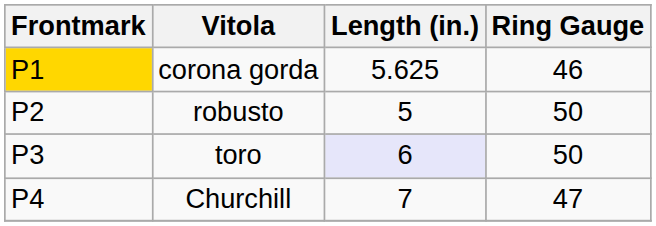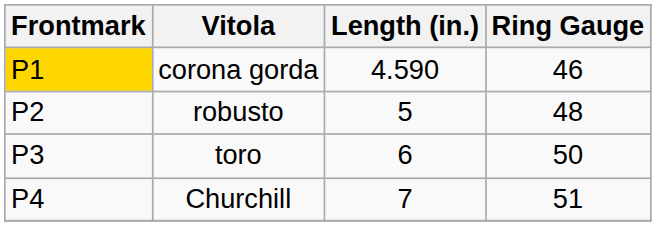(405, 69) 5.625 -> (405, 69) 4.590
(568, 112) 50 -> (568, 112) 48
(405, 155) lavender background -> (405, 155) no background
(568, 198) 47 -> (568, 198) 51
